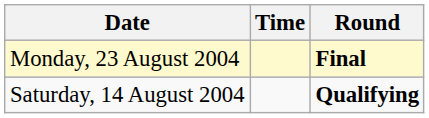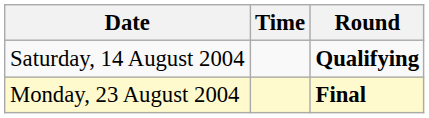rows swapped: (127, 94) <-> (125, 58)
